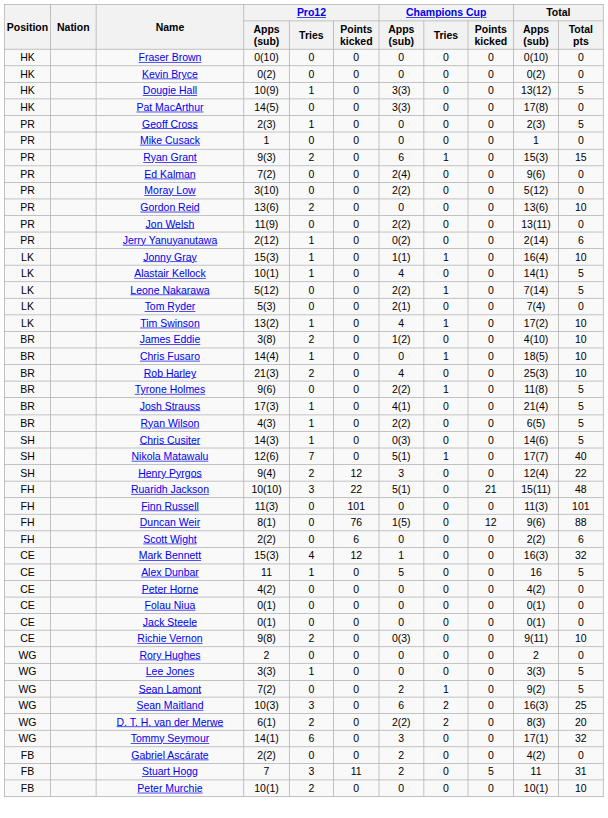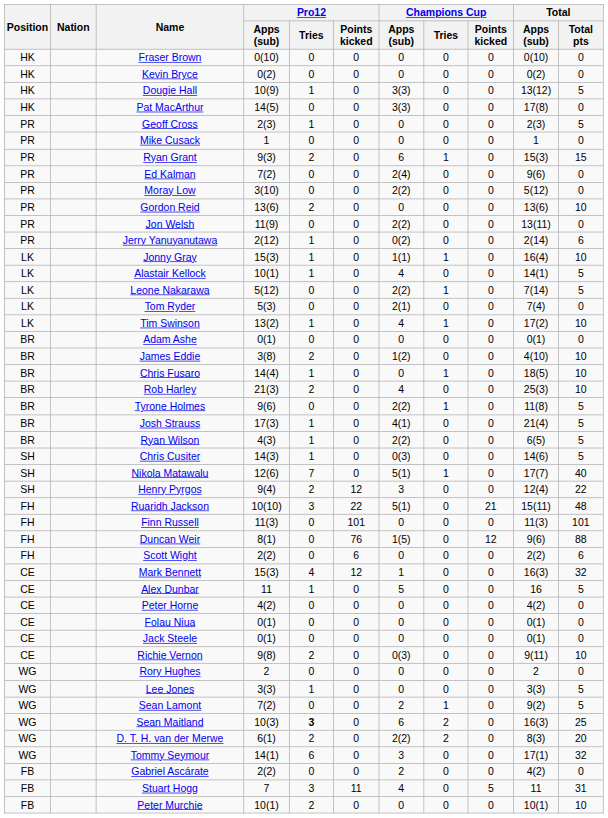+ row: (170, 340)
(311, 705) normal -> (311, 722) bold
(401, 772) 2 -> (401, 788) 4
